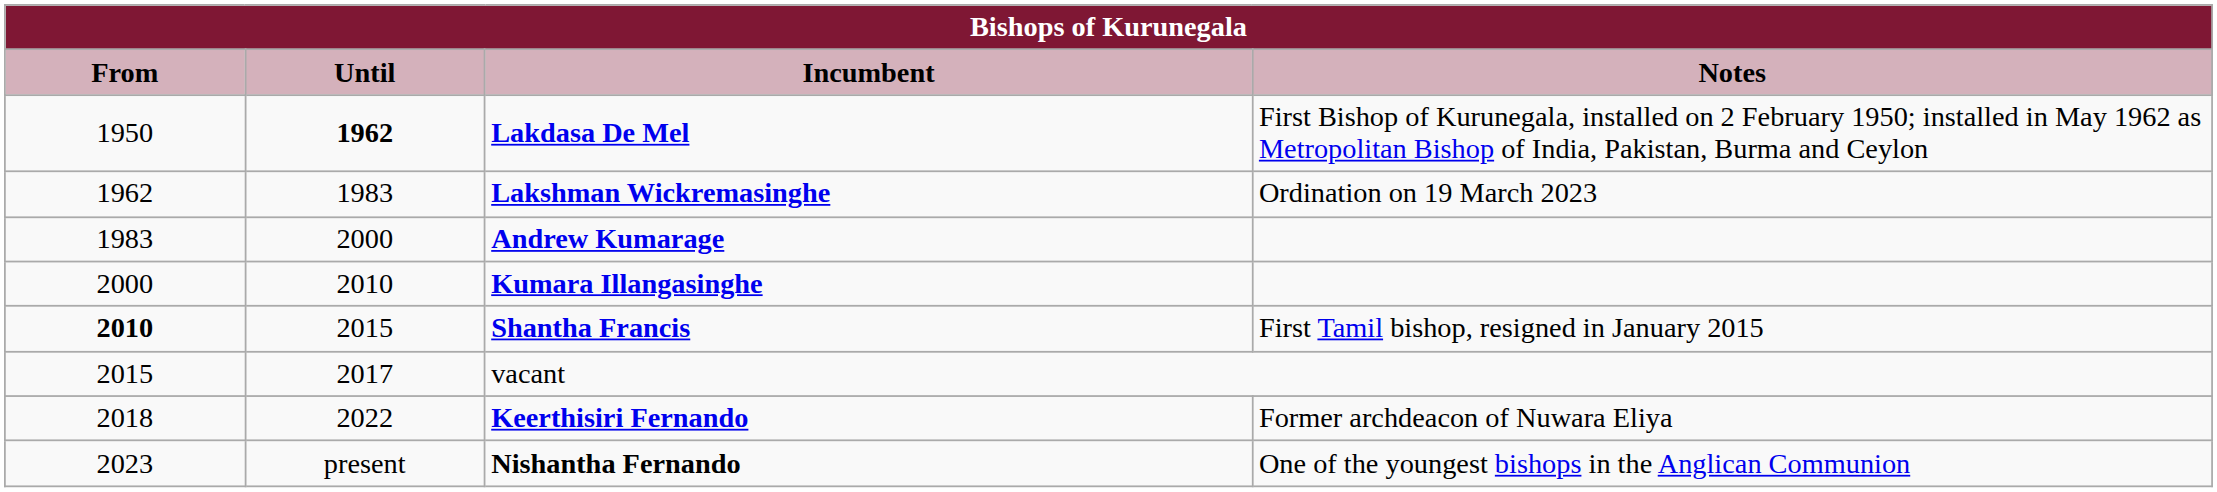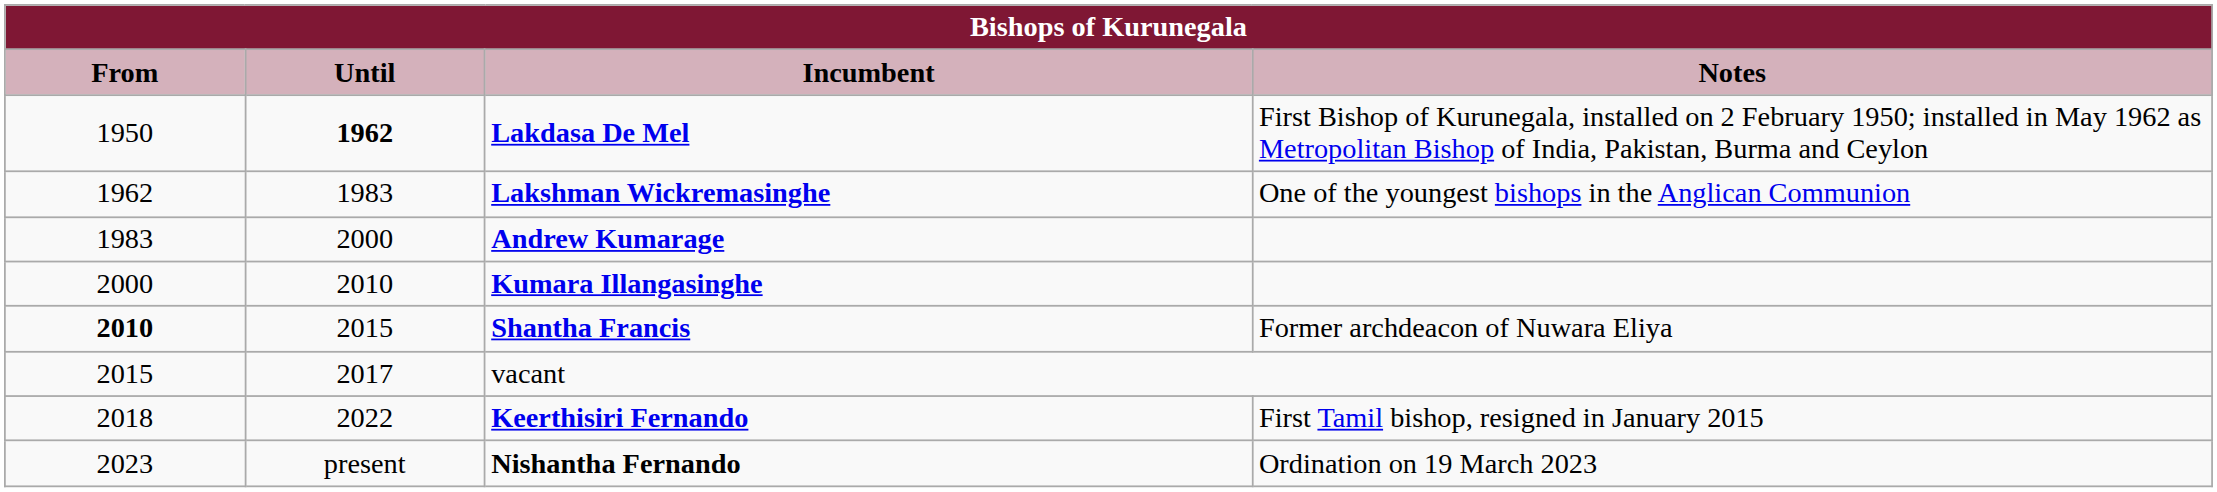(1428, 193) Ordination on 19 March 2023 -> (1585, 193) One of the youngest bishops in the Anglican Communion
(1511, 328) First Tamil bishop, resigned in January 2015 -> (1466, 328) Former archdeacon of Nuwara Eliya
(1466, 418) Former archdeacon of Nuwara Eliya -> (1511, 418) First Tamil bishop, resigned in January 2015
(1585, 463) One of the youngest bishops in the Anglican Communion -> (1428, 463) Ordination on 19 March 2023
